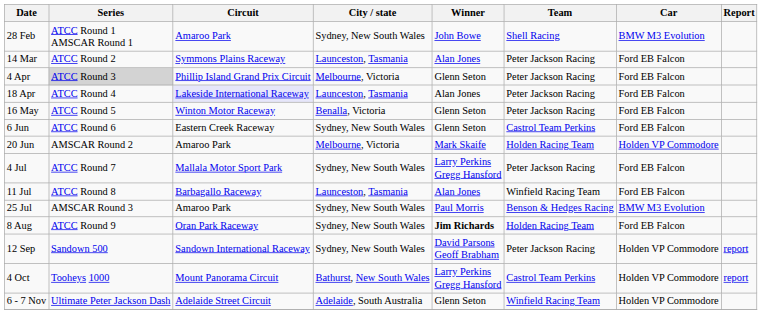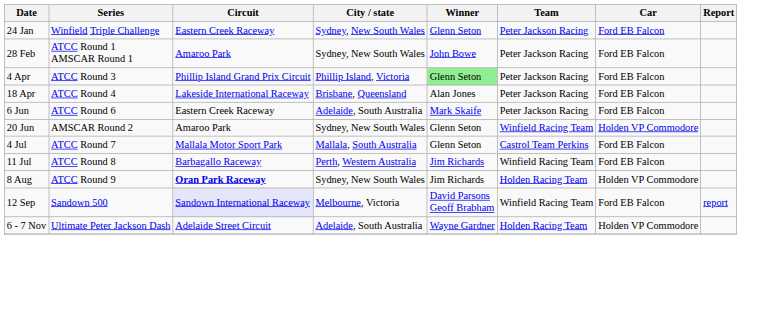+ row: (20, 30)
(533, 36) Shell Racing -> (544, 53) Peter Jackson Racing
(662, 36) BMW M3 Evolution -> (631, 53) Ford EB Falcon
- row: (22, 59)
(83, 76) lightgrey background -> (83, 76) no background
(357, 76) Melbourne, Victoria -> (362, 76) Phillip Island, Victoria
(460, 76) no background -> (456, 76) lightgreen background
(242, 94) lavender background -> (242, 94) no background
(362, 94) Launceston, Tasmania -> (361, 94) Brisbane, Queensland
- row: (23, 111)
(370, 128) Sydney, New South Wales -> (369, 111) Adelaide, South Australia
(460, 128) Glenn Seton -> (456, 111) Mark Skaife
(551, 128) Castrol Team Perkins -> (544, 111) Peter Jackson Racing
(357, 145) Melbourne, Victoria -> (370, 128) Sydney, New South Wales
(460, 145) Mark Skaife -> (456, 128) Glenn Seton
(550, 145) Holden Racing Team -> (546, 128) Winfield Racing Team
(370, 168) Sydney, New South Wales -> (366, 145) Mallala, South Australia
(468, 168) Larry Perkins Gregg Hansford -> (456, 145) Glenn Seton
(551, 168) Peter Jackson Racing -> (544, 145) Castrol Team Perkins
(362, 191) Launceston, Tasmania -> (366, 162) Perth, Western Australia
(457, 191) Alan Jones -> (457, 162) Jim Richards
- row: (19, 208)
(217, 226) normal -> (221, 179) bold
(464, 226) bold -> (457, 179) normal
(652, 226) Ford EB Falcon -> (648, 179) Holden VP Commodore
(243, 249) no background -> (243, 202) lavender background
(370, 249) Sydney, New South Wales -> (357, 202) Melbourne, Victoria
(551, 249) Peter Jackson Racing -> (546, 202) Winfield Racing Team
(669, 249) Holden VP Commodore -> (631, 202) Ford EB Falcon
- row: (18, 278)
(460, 301) Glenn Seton -> (462, 226) Wayne Gardner
(553, 301) Winfield Racing Team -> (544, 226) Holden Racing Team
